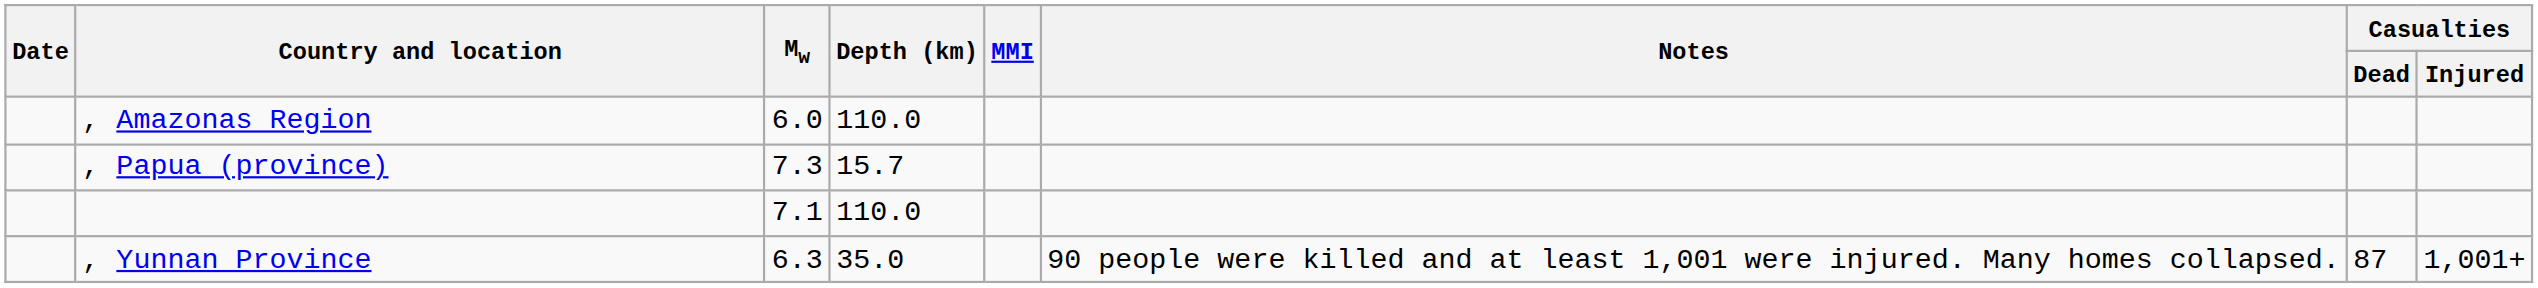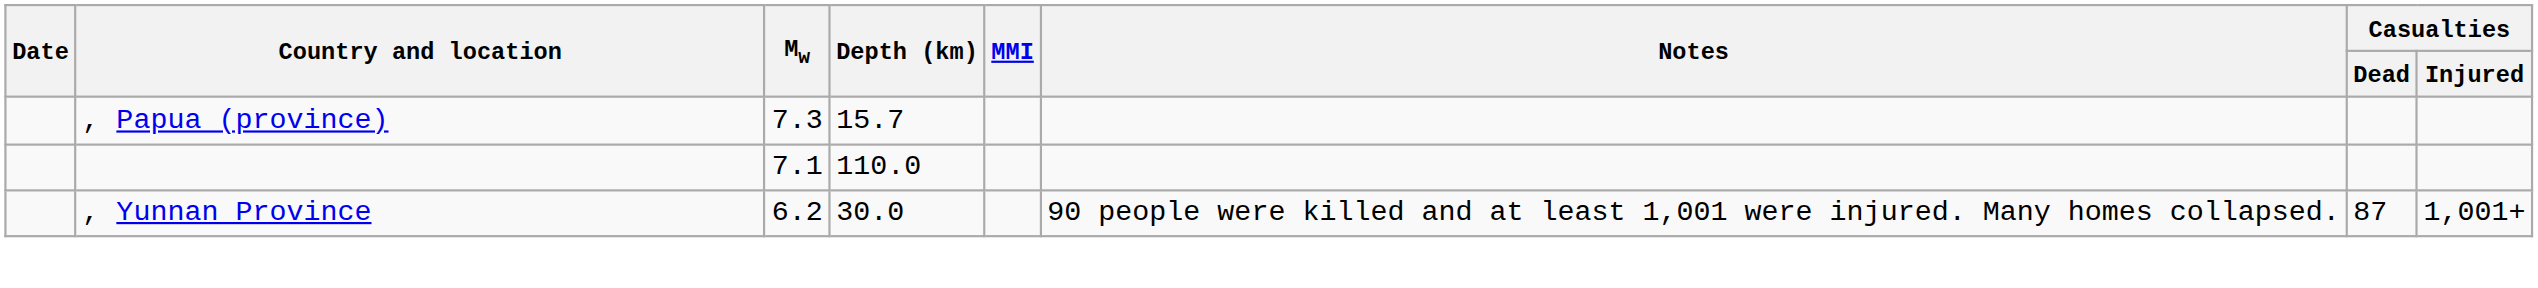- row: (227, 121)
(797, 259) 6.3 -> (797, 213) 6.2
(870, 259) 35.0 -> (870, 213) 30.0
